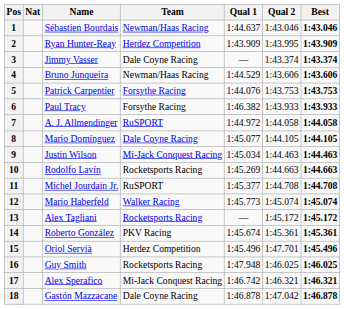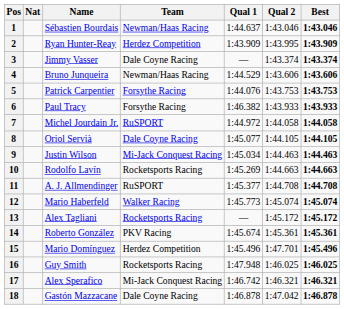(81, 123) A. J. Allmendinger -> (81, 123) Michel Jourdain Jr.
(80, 138) Mario Domínguez -> (68, 138) Oriol Servià
(81, 186) Michel Jourdain Jr. -> (81, 186) A. J. Allmendinger
(68, 249) Oriol Servià -> (80, 249) Mario Domínguez
